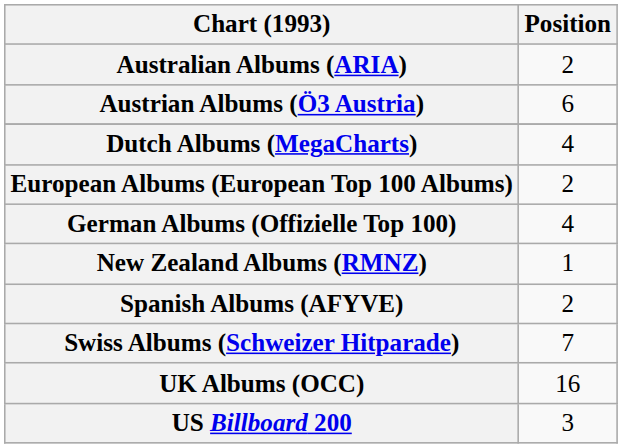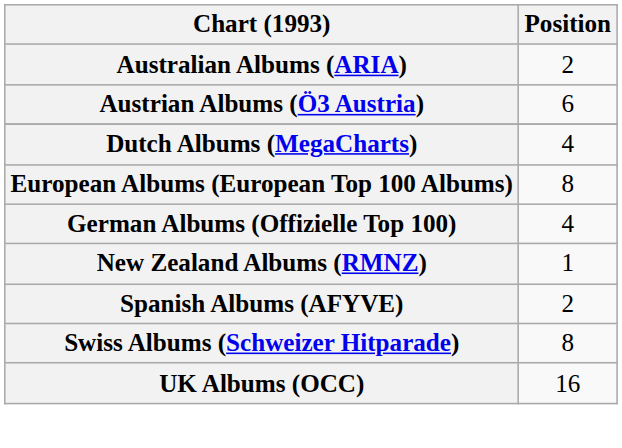(568, 183) 2 -> (568, 183) 8
(568, 343) 7 -> (568, 343) 8
- row: (262, 422)
